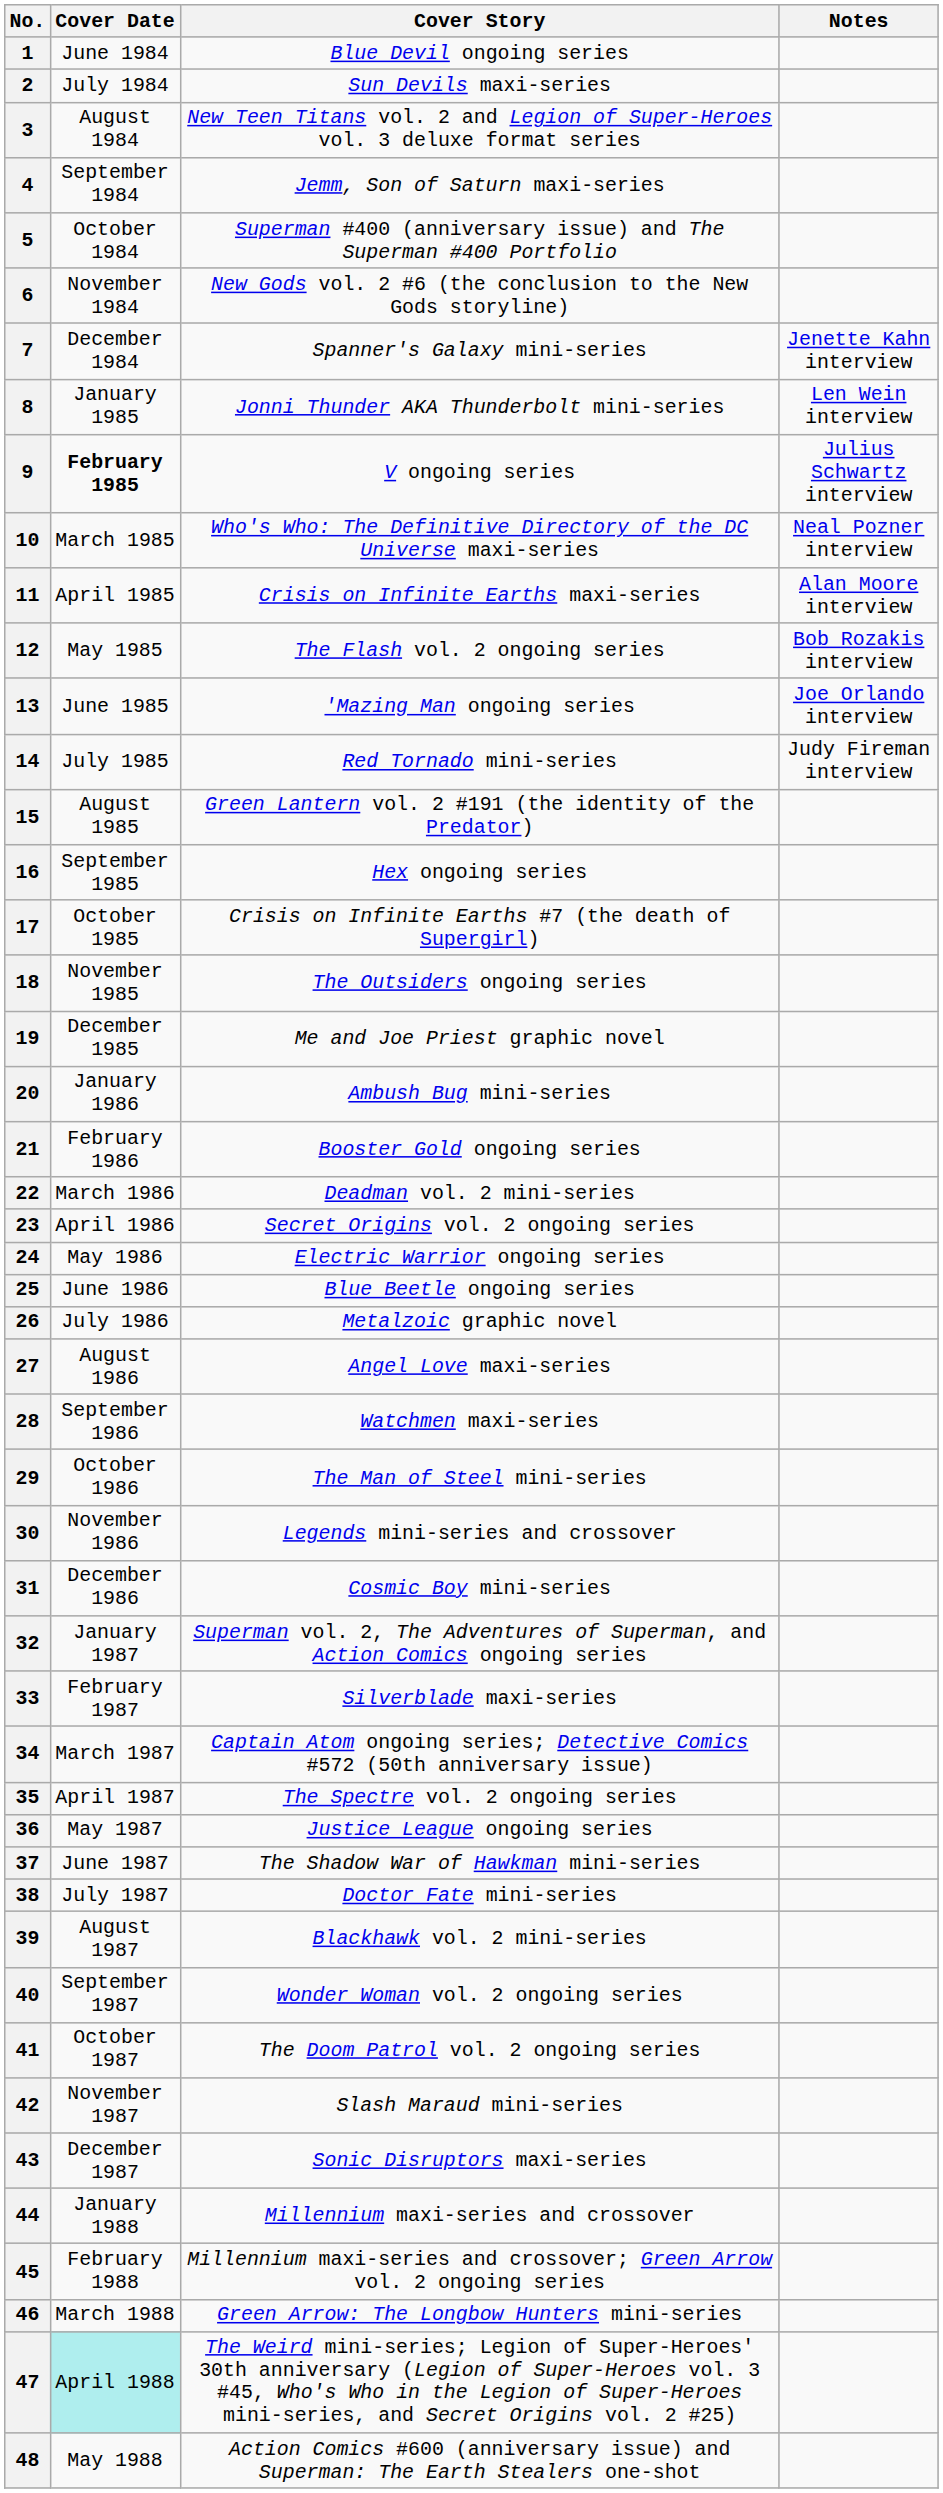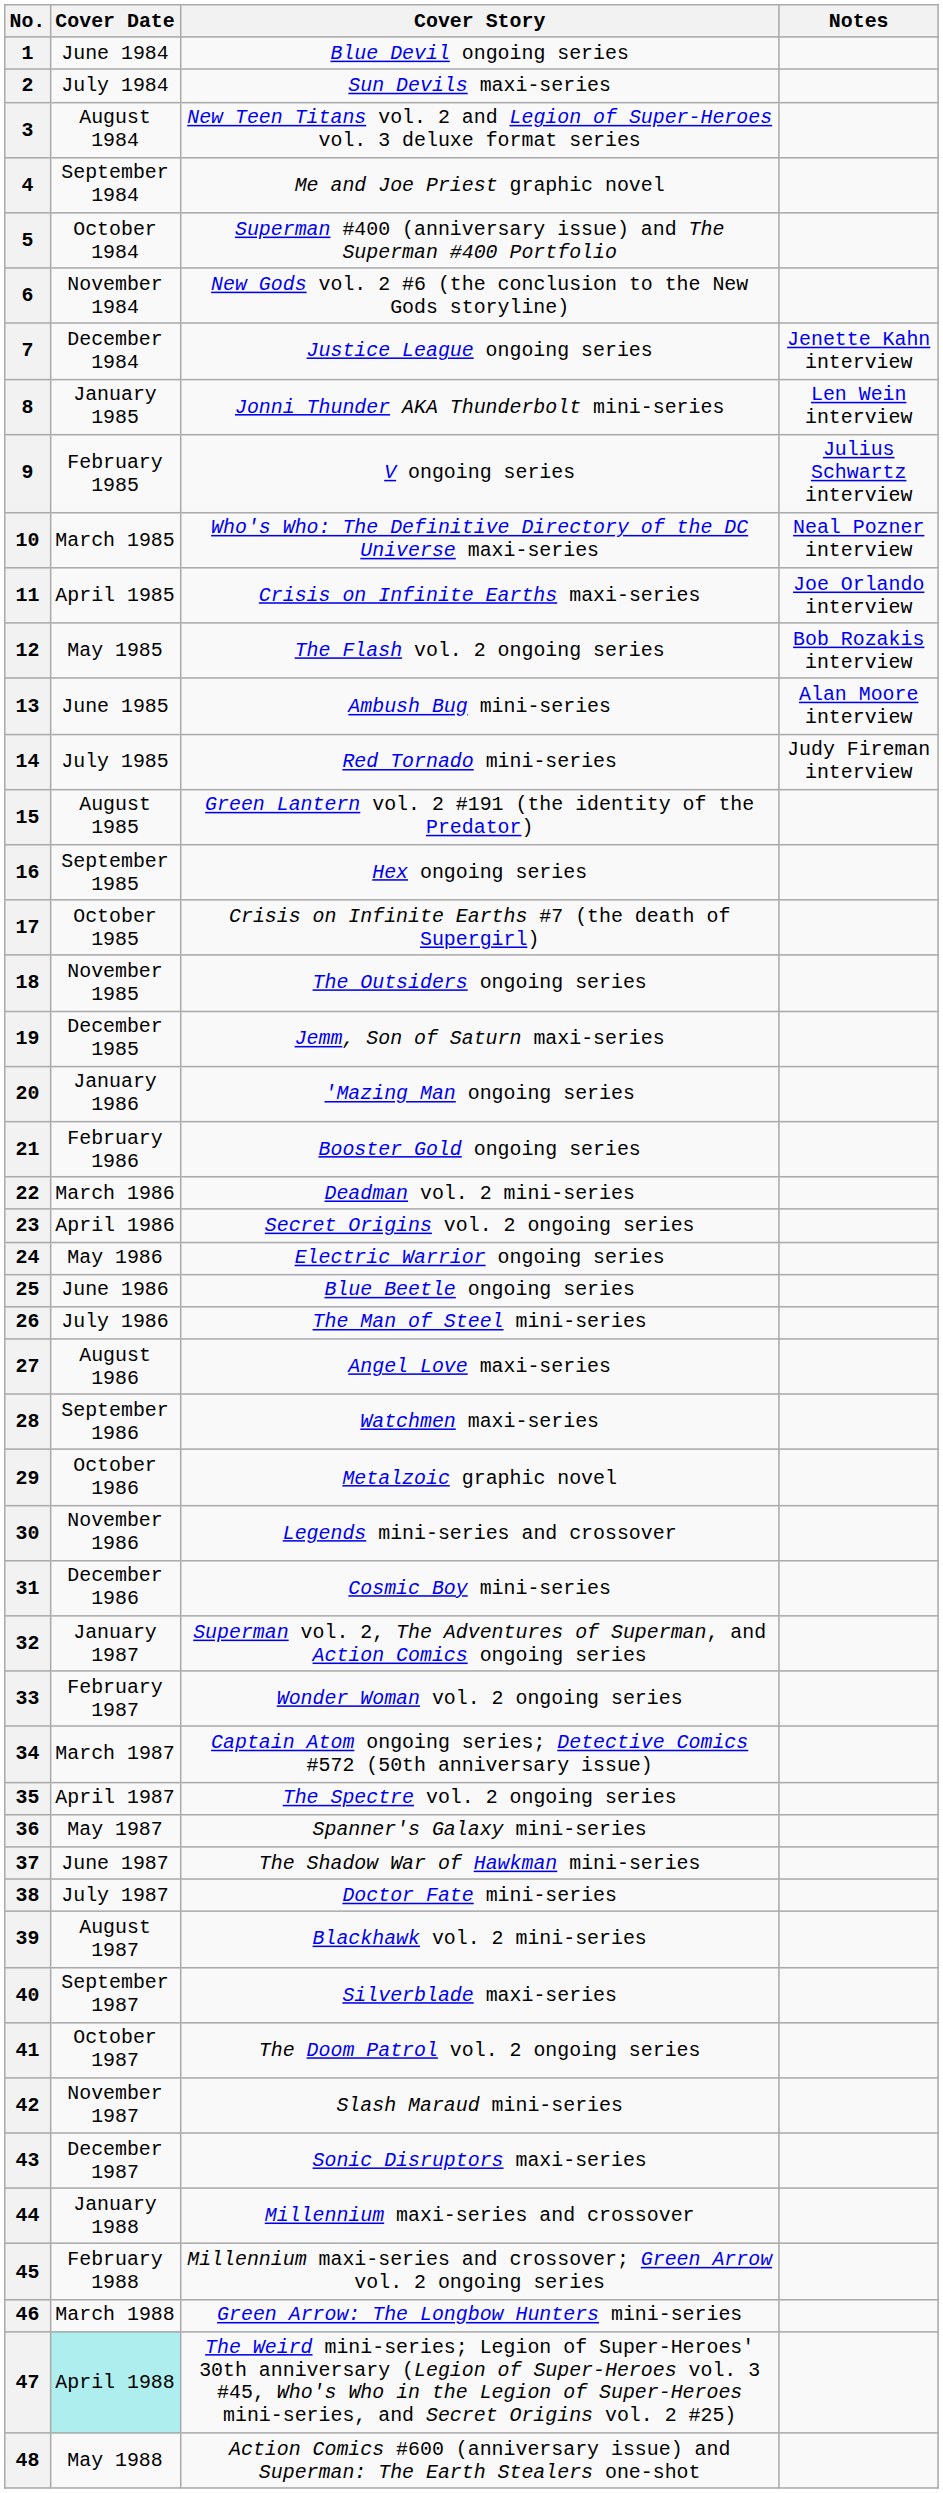(480, 185) Jemm, Son of Saturn maxi-series -> (480, 185) Me and Joe Priest graphic novel
(480, 351) Spanner's Galaxy mini-series -> (480, 351) Justice League ongoing series
(115, 473) bold -> (115, 473) normal
(859, 596) Alan Moore interview -> (859, 596) Joe Orlando interview
(480, 706) 'Mazing Man ongoing series -> (480, 706) Ambush Bug mini-series
(859, 706) Joe Orlando interview -> (859, 706) Alan Moore interview
(480, 1039) Me and Joe Priest graphic novel -> (480, 1039) Jemm, Son of Saturn maxi-series
(480, 1094) Ambush Bug mini-series -> (480, 1094) 'Mazing Man ongoing series
(480, 1323) Metalzoic graphic novel -> (480, 1323) The Man of Steel mini-series
(480, 1477) The Man of Steel mini-series -> (480, 1477) Metalzoic graphic novel
(480, 1699) Silverblade maxi-series -> (480, 1699) Wonder Woman vol. 2 ongoing series
(480, 1831) Justice League ongoing series -> (480, 1831) Spanner's Galaxy mini-series
(480, 1995) Wonder Woman vol. 2 ongoing series -> (480, 1995) Silverblade maxi-series
